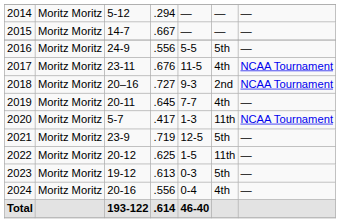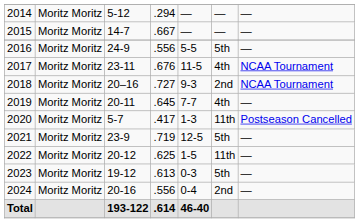(287, 119) NCAA Tournament -> (296, 119) Postseason Cancelled
(222, 191) 4th -> (224, 191) 2nd
